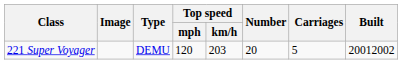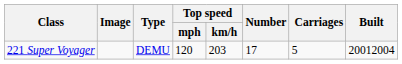(251, 50) 20 -> (251, 50) 17
(372, 50) 20012002 -> (372, 50) 20012004
